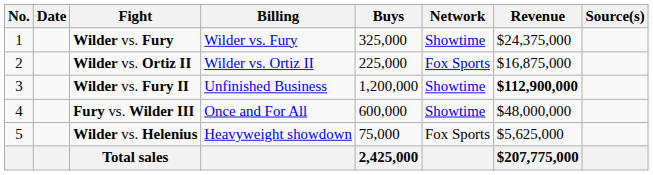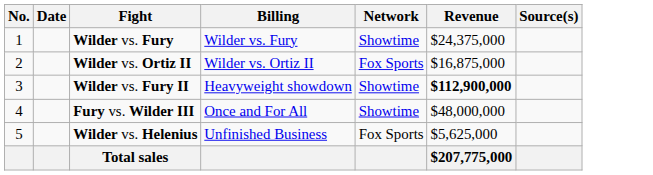- column: (388, 16)
(266, 87) Unfinished Business -> (278, 87) Heavyweight showdown
(278, 134) Heavyweight showdown -> (266, 134) Unfinished Business
